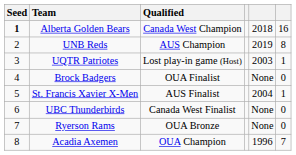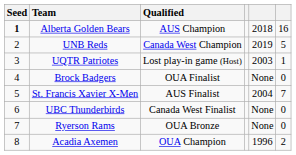(192, 28) Canada West Champion -> (192, 28) AUS Champion
(192, 45) AUS Champion -> (192, 45) Canada West Champion
(283, 45) 8 -> (283, 45) 5
(283, 93) 1 -> (283, 93) 7
(283, 142) 7 -> (283, 142) 2
